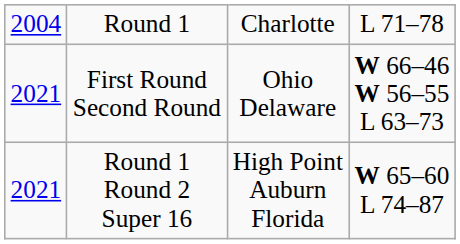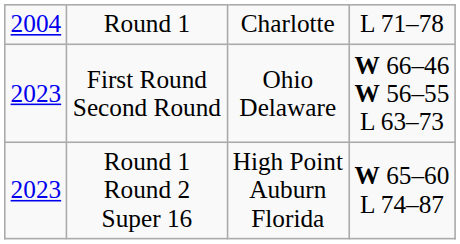(36, 93) 2021 -> (36, 93) 2023
(36, 190) 2021 -> (36, 190) 2023
